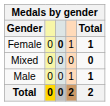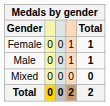(61, 44) bold -> (61, 44) normal
rows swapped: (25, 76) <-> (25, 60)
